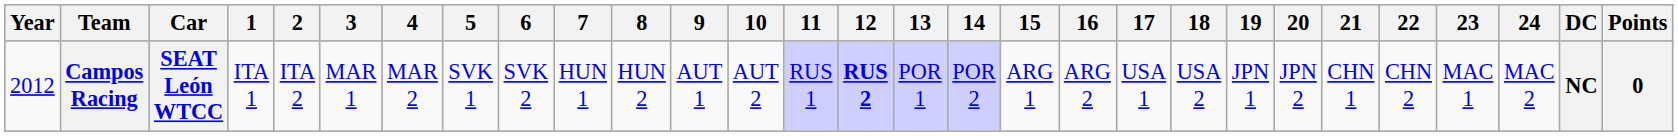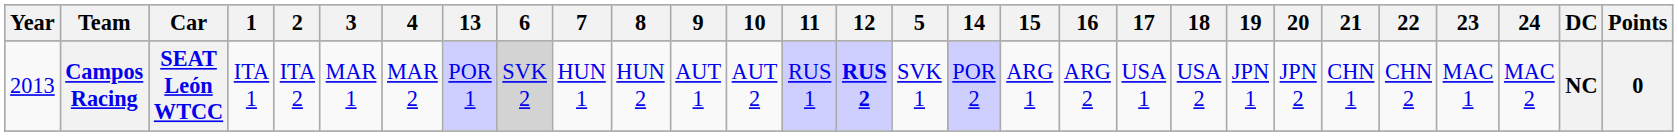columns swapped: (471, 22) <-> (920, 22)
(32, 85) 2012 -> (32, 85) 2013
(526, 85) no background -> (525, 85) lightgrey background
